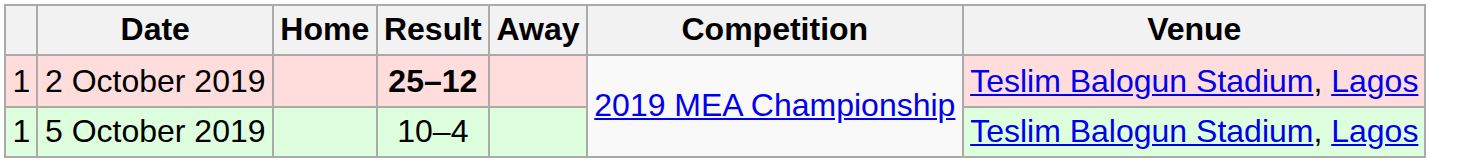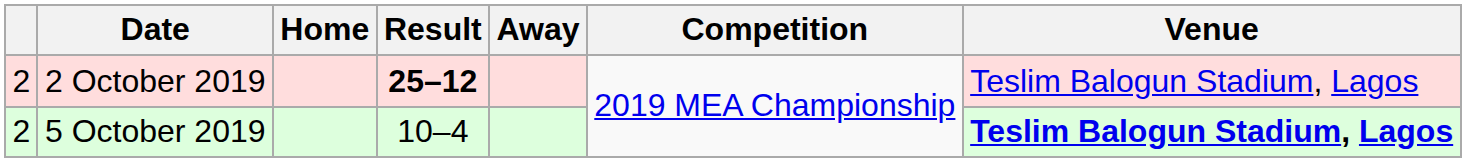(21, 80) 1 -> (21, 80) 2
(21, 131) 1 -> (21, 131) 2
(1194, 131) normal -> (1212, 131) bold
